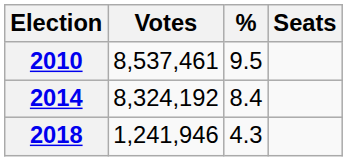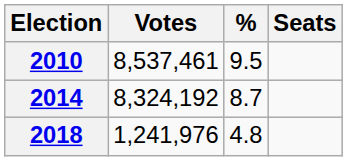(246, 98) 8.4 -> (246, 98) 8.7
(166, 135) 1,241,946 -> (166, 135) 1,241,976
(246, 135) 4.3 -> (246, 135) 4.8
